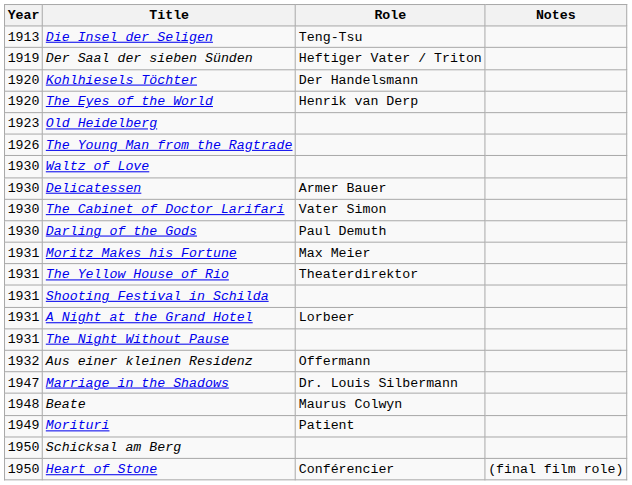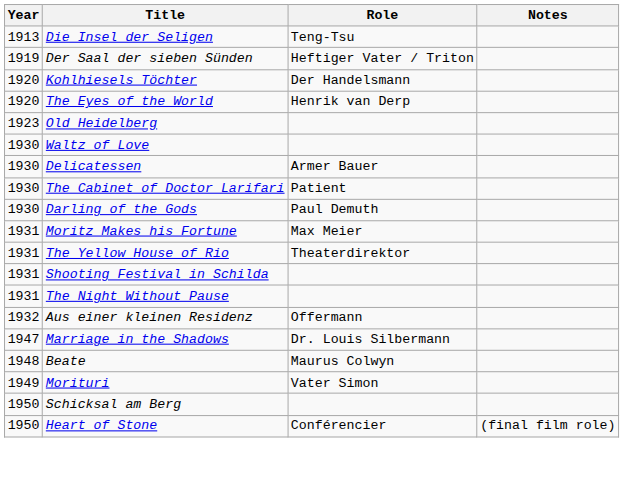- row: (169, 145)
(343, 210) Vater Simon -> (319, 188) Patient
- row: (149, 318)
(327, 426) Patient -> (335, 383) Vater Simon
